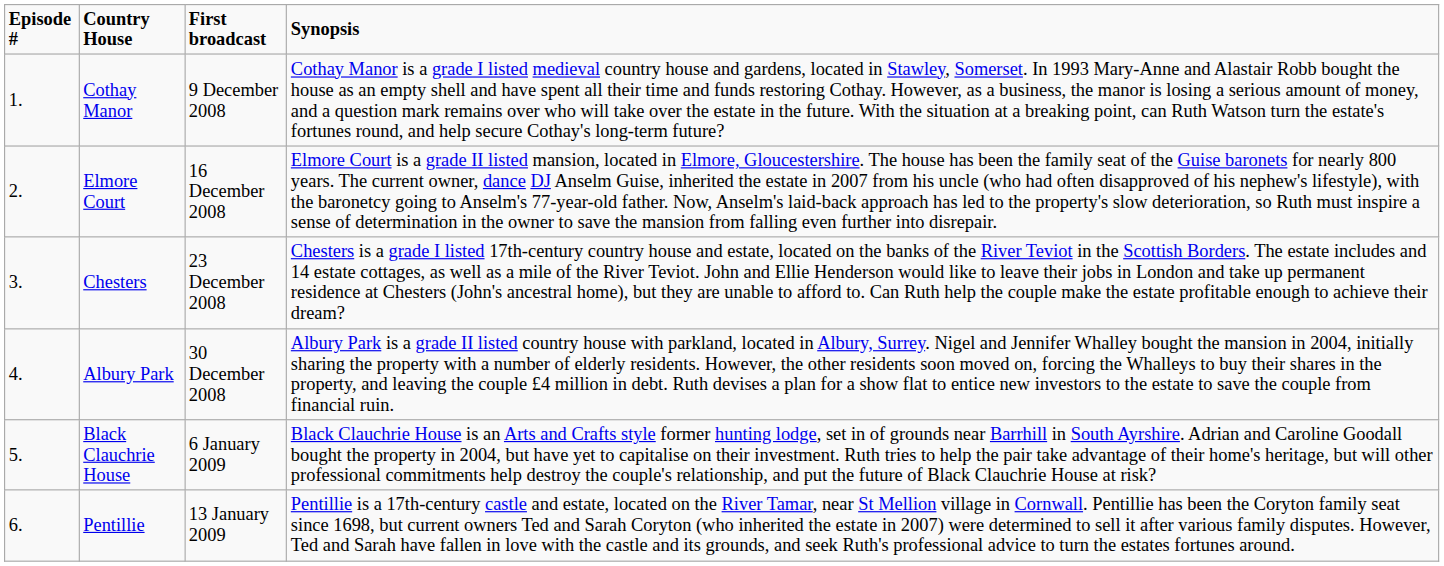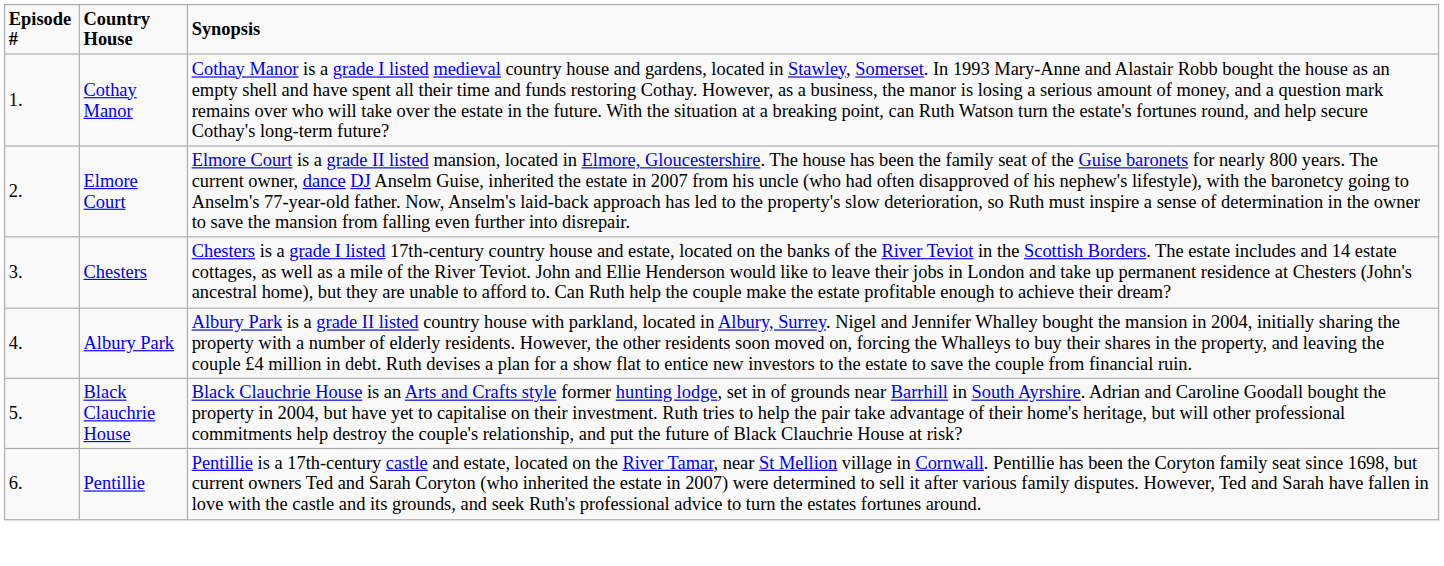- column: (228, 29)
